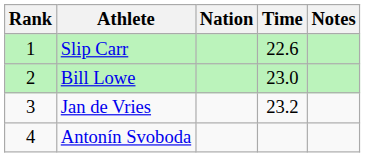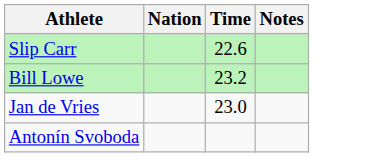- column: (31, 19)
(282, 78) 23.0 -> (230, 78) 23.2
(282, 107) 23.2 -> (230, 107) 23.0
